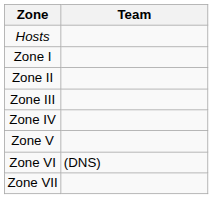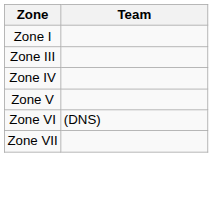- row: (33, 36)
- row: (33, 78)
